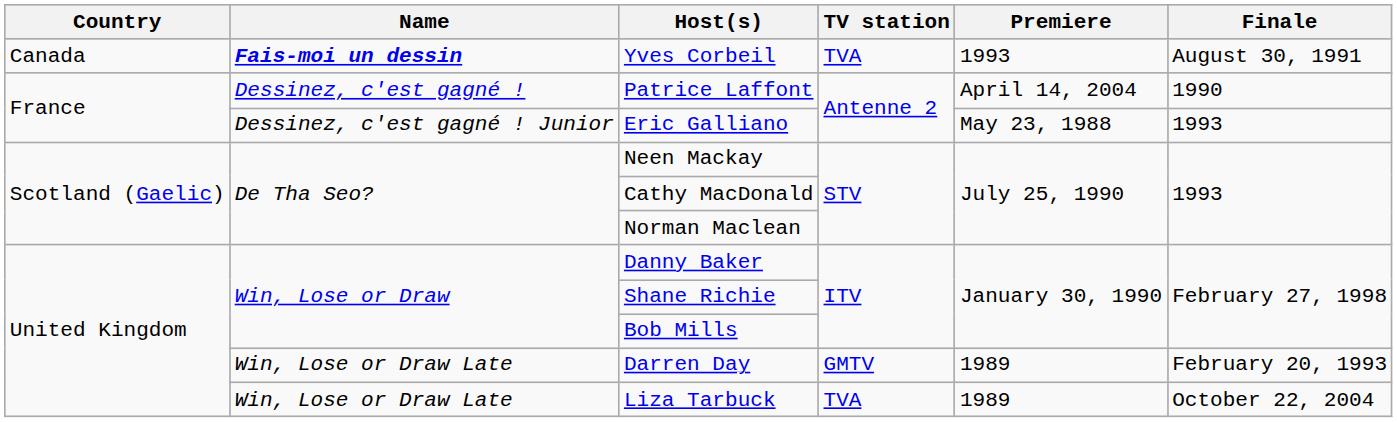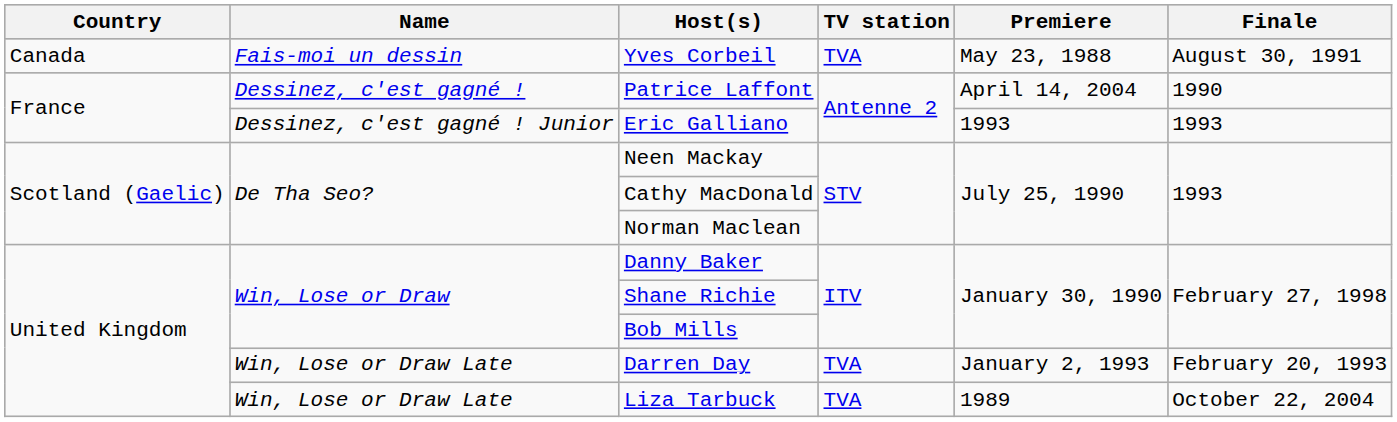(348, 56) bold -> (348, 56) normal
(985, 56) 1993 -> (1036, 56) May 23, 1988
(1036, 125) May 23, 1988 -> (985, 125) 1993
(849, 365) GMTV -> (842, 365) TVA
(985, 365) 1989 -> (1055, 365) January 2, 1993
